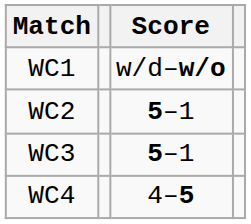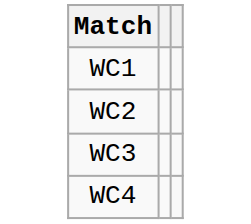- column: (171, 26)
